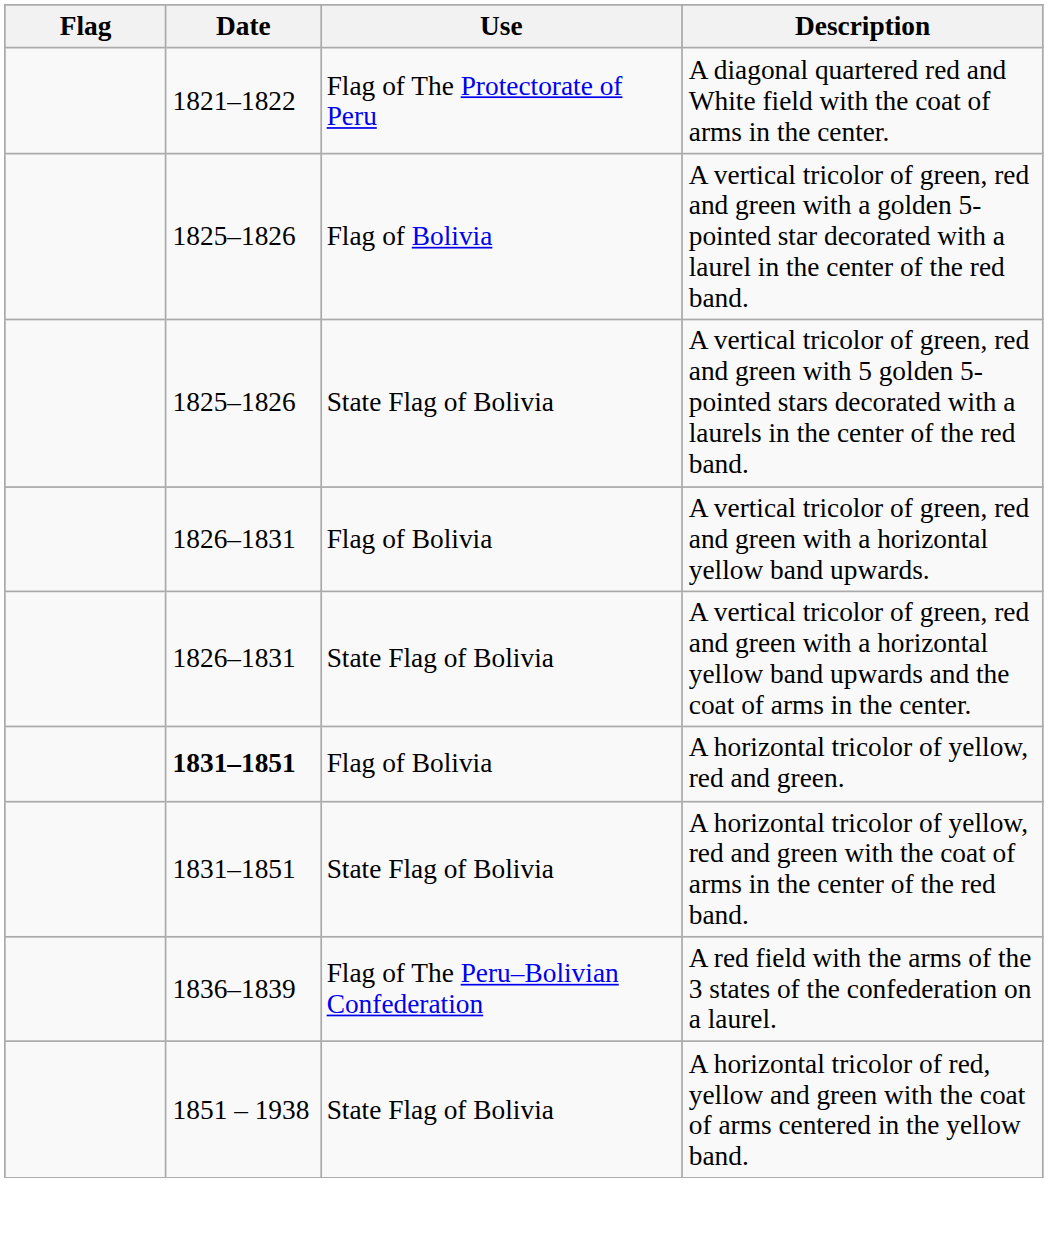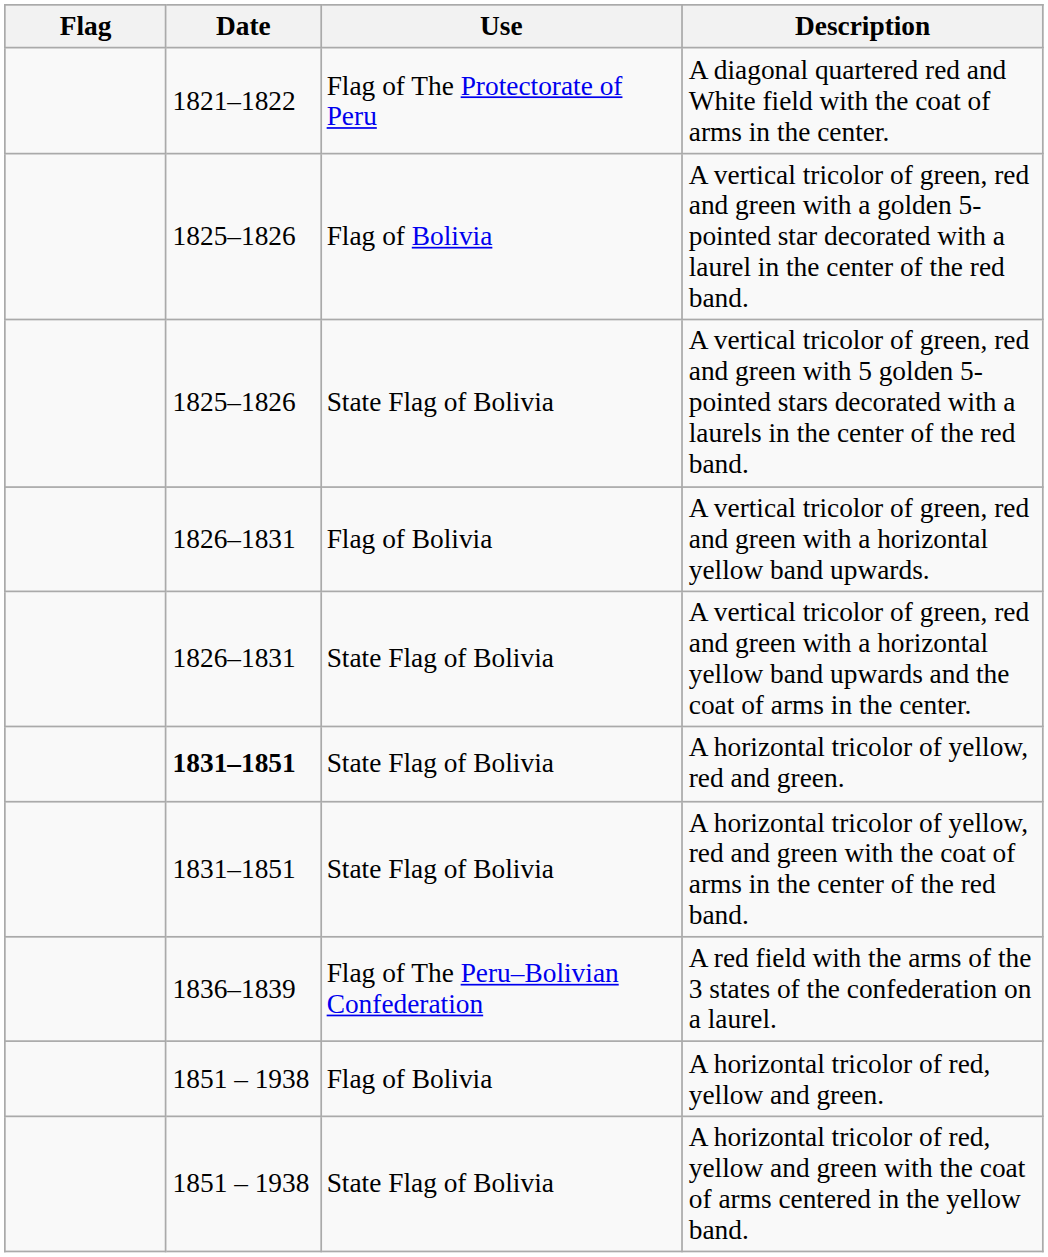(409, 763) Flag of Bolivia -> (440, 763) State Flag of Bolivia
+ row: (840, 1078)
